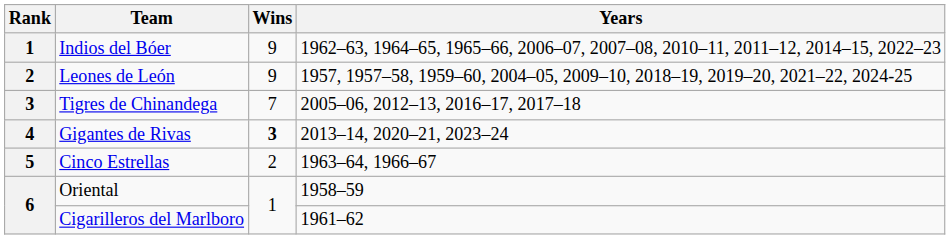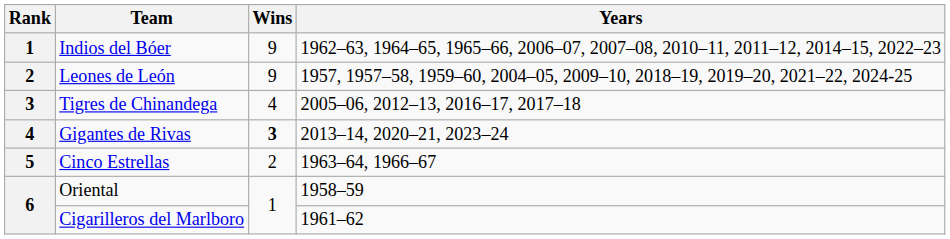(272, 104) 7 -> (272, 104) 4
